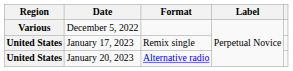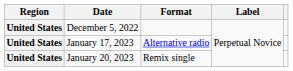(34, 27) Various -> (34, 27) United States
(169, 43) Remix single -> (176, 43) Alternative radio
(176, 58) Alternative radio -> (169, 58) Remix single
